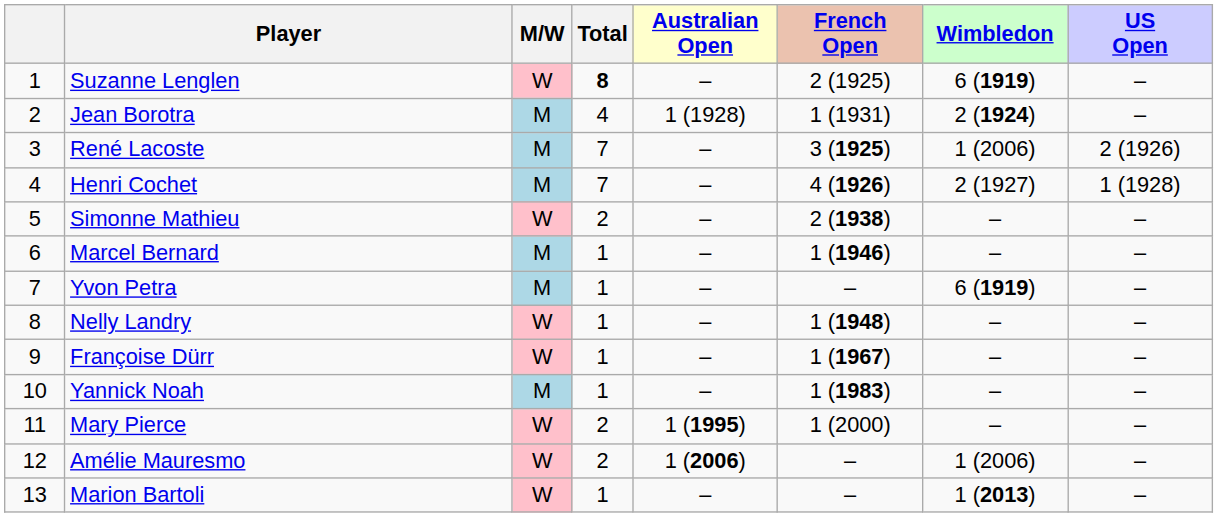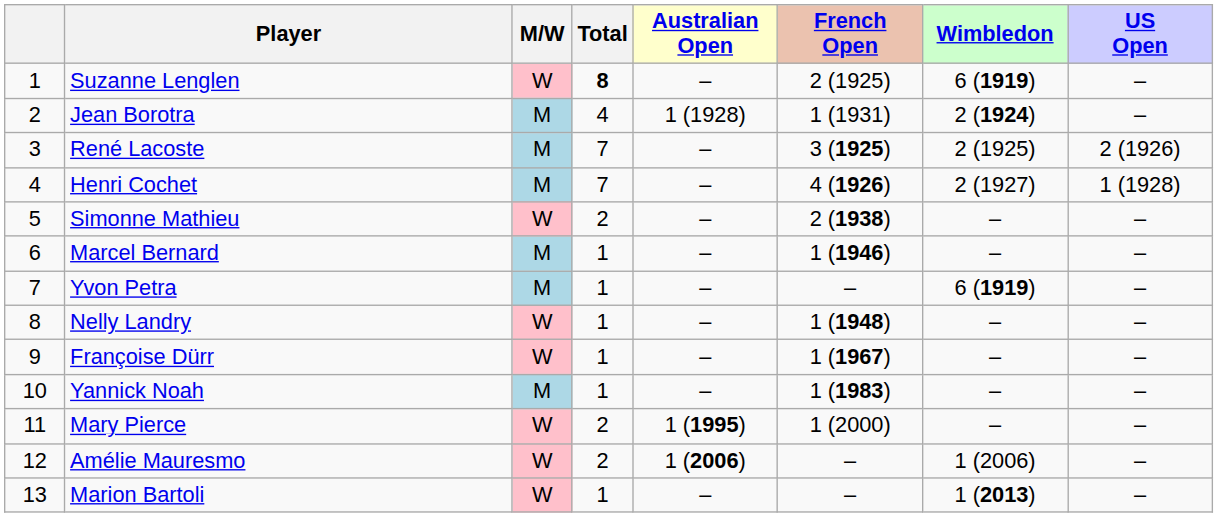(995, 149) 1 (2006) -> (995, 149) 2 (1925)
